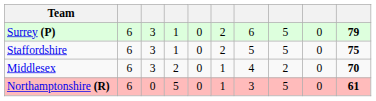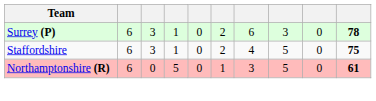(285, 31) 5 -> (285, 31) 3
(354, 31) 79 -> (354, 31) 78
(251, 50) 5 -> (251, 50) 4
- row: (31, 68)
